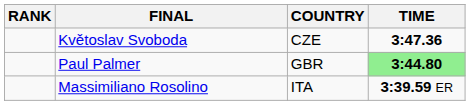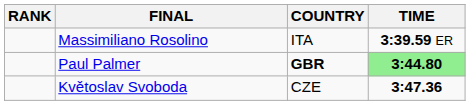rows swapped: (133, 87) <-> (123, 40)
(307, 64) normal -> (308, 64) bold
